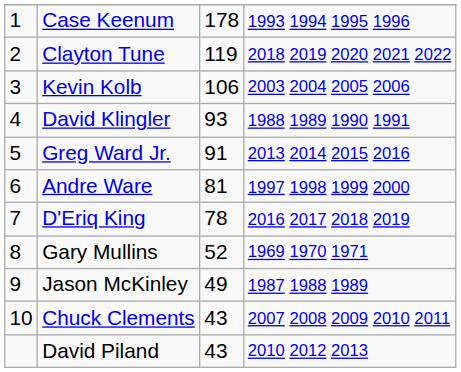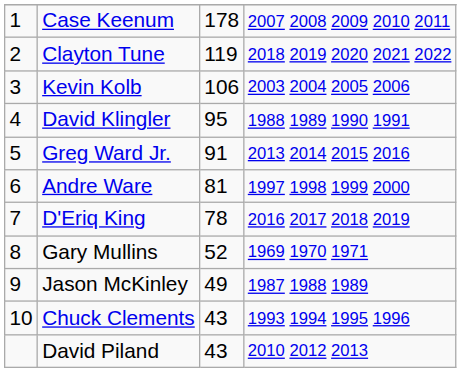(329, 21) 1993 1994 1995 1996 -> (349, 21) 2007 2008 2009 2010 2011
(216, 119) 93 -> (216, 119) 95
(349, 318) 2007 2008 2009 2010 2011 -> (329, 318) 1993 1994 1995 1996
